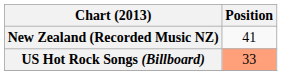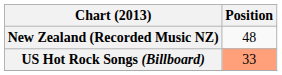(249, 37) 41 -> (249, 37) 48
